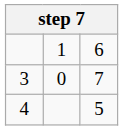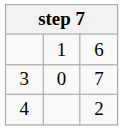(99, 109) 5 -> (99, 109) 2
